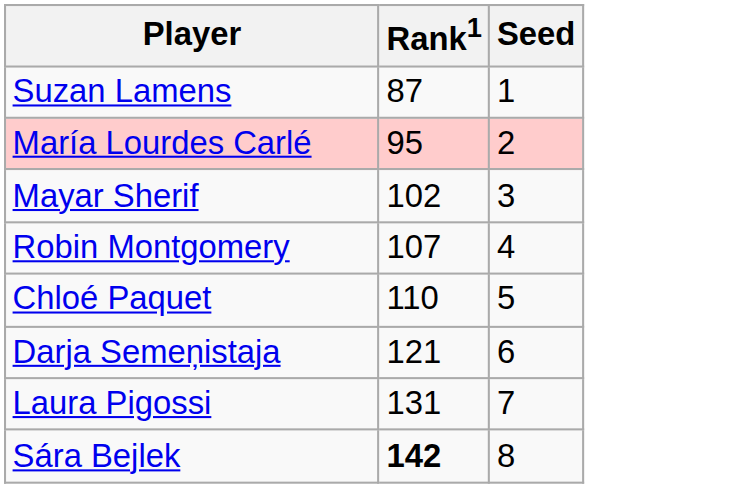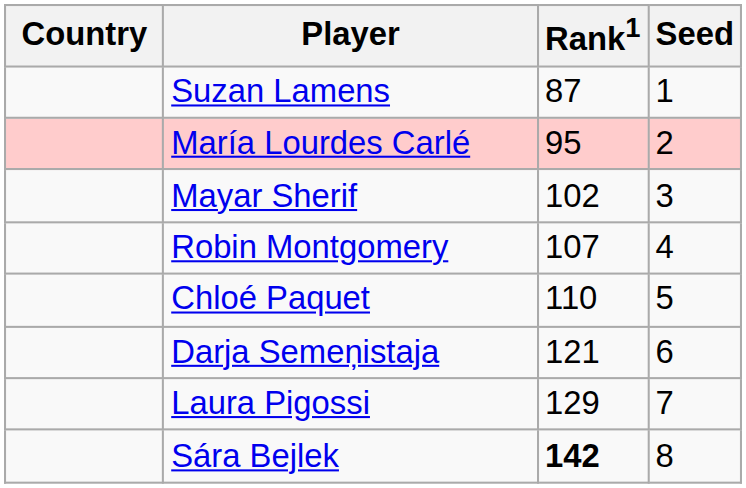+ column: (84, 34)
(414, 403) 131 -> (572, 403) 129
